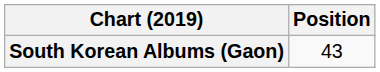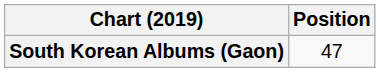(332, 51) 43 -> (332, 51) 47
